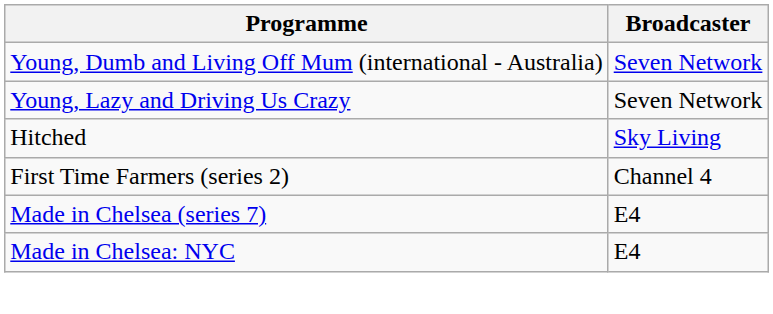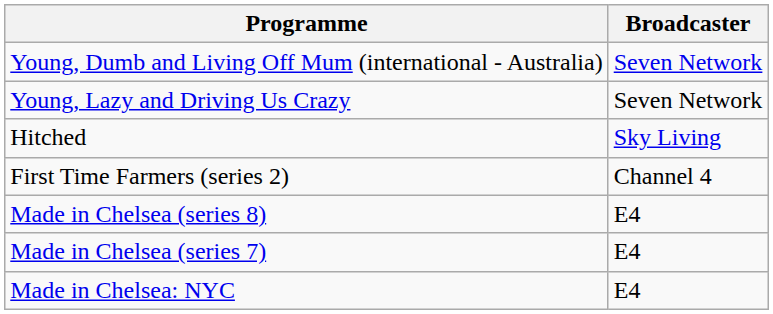+ row: (138, 213)
